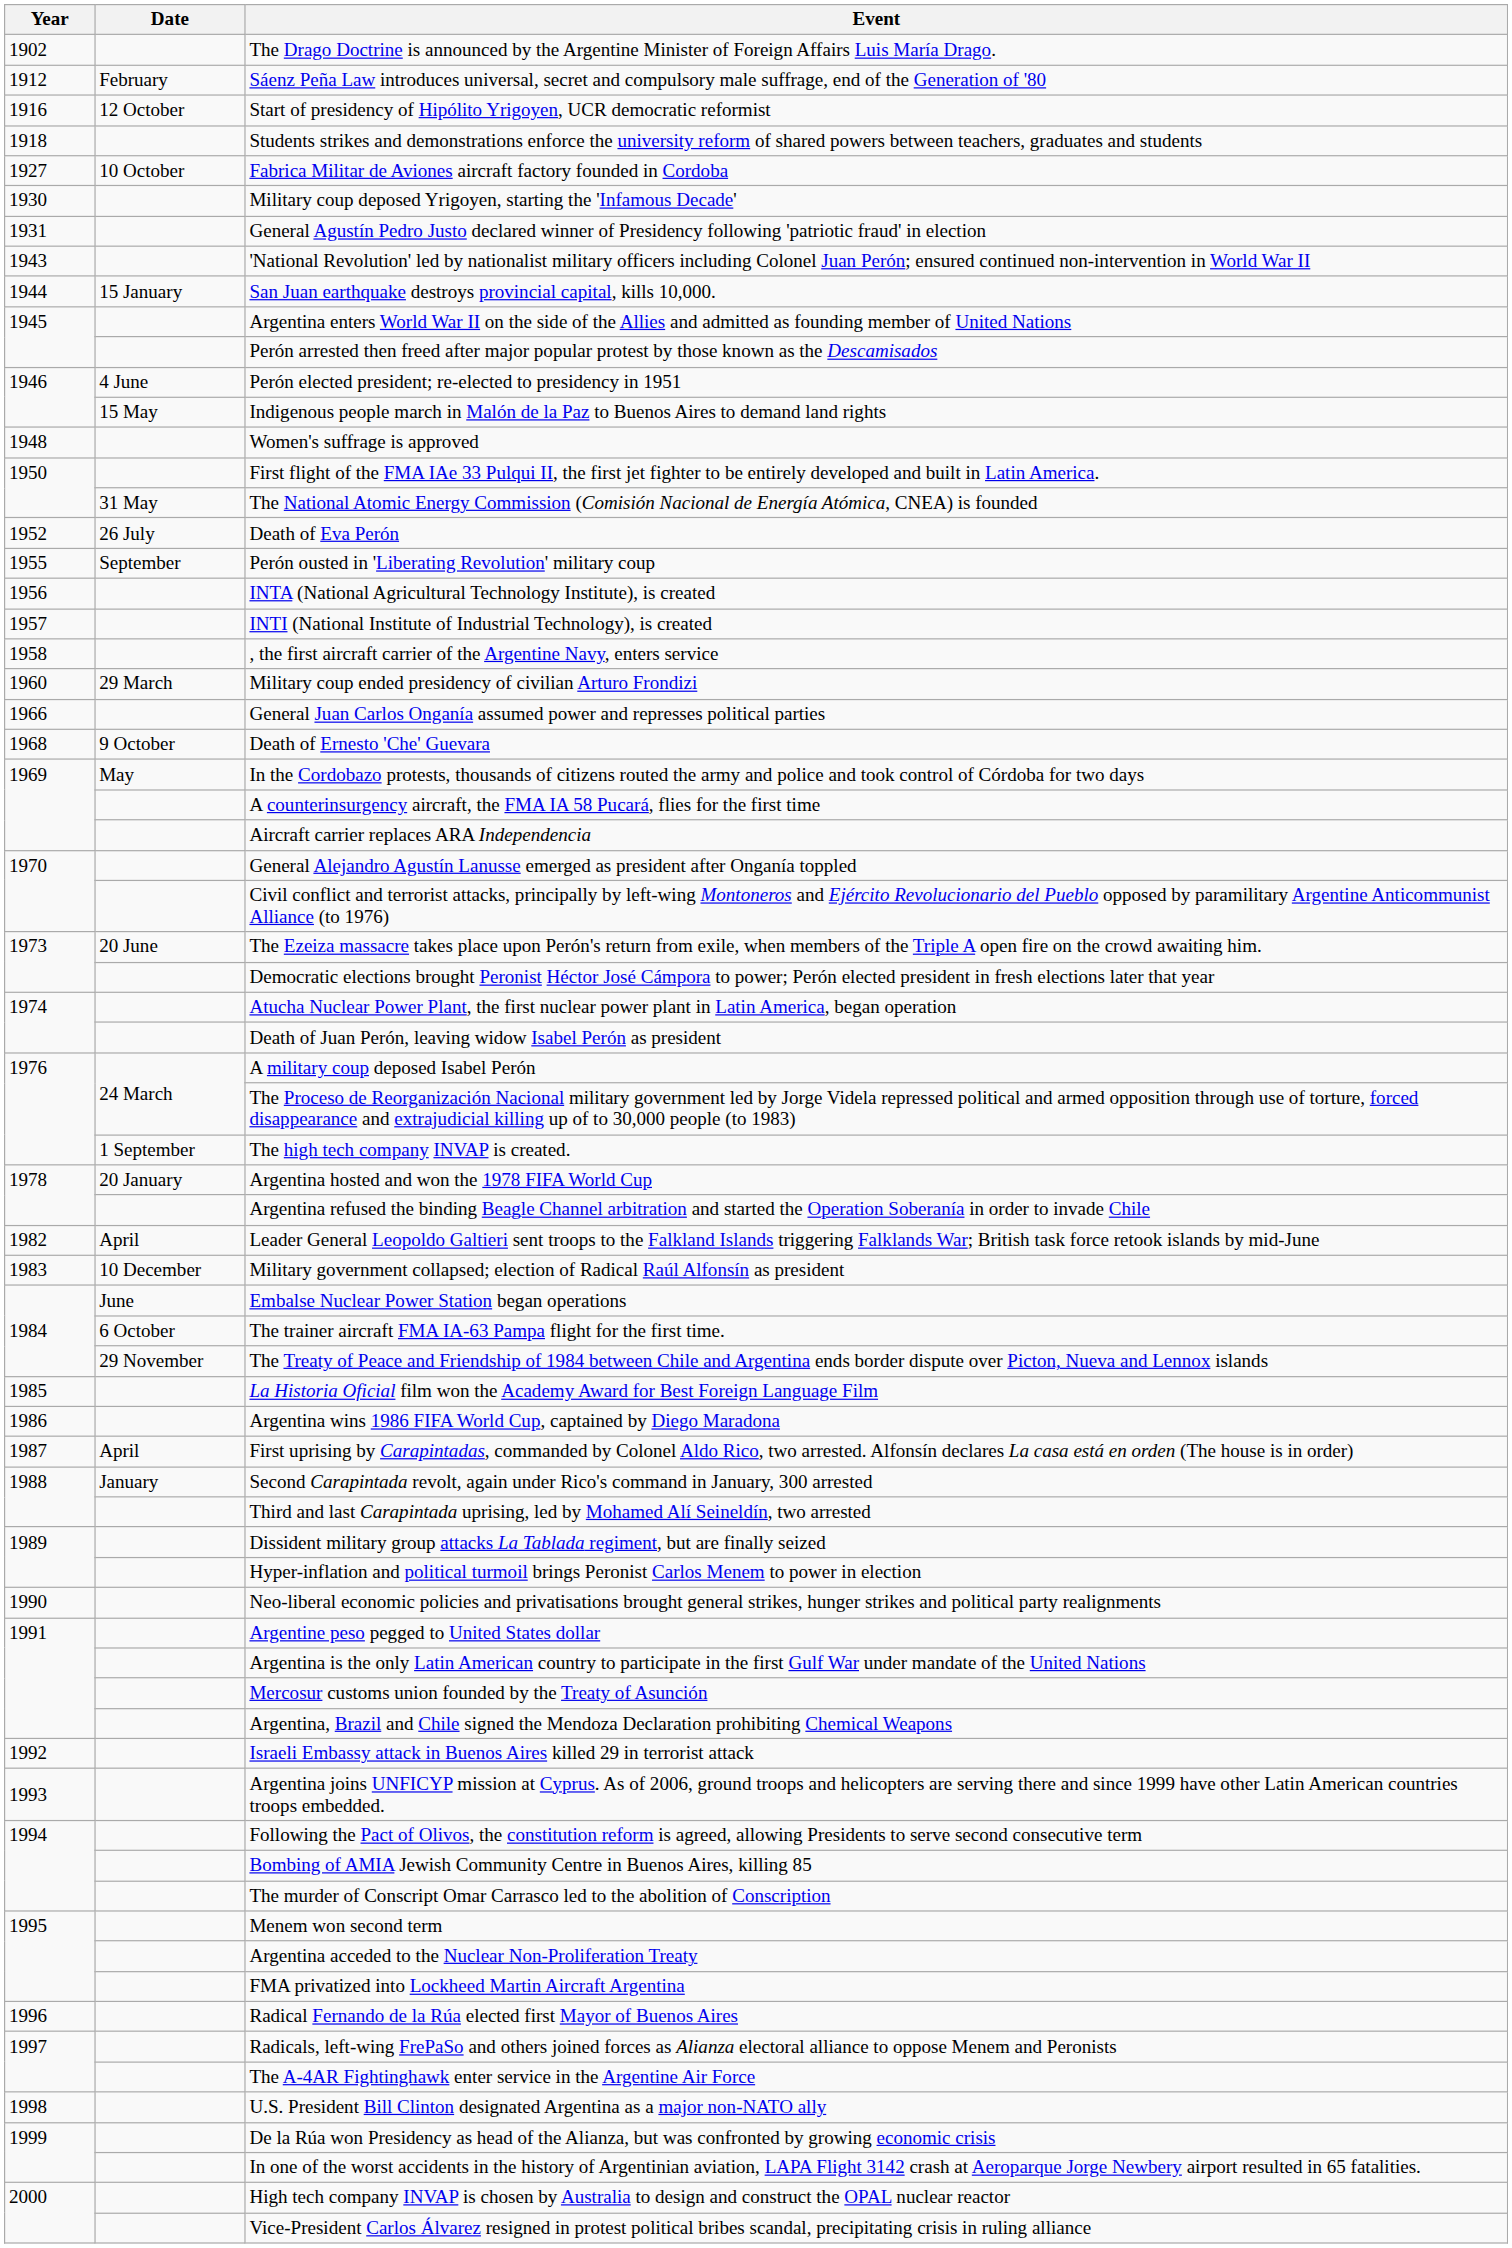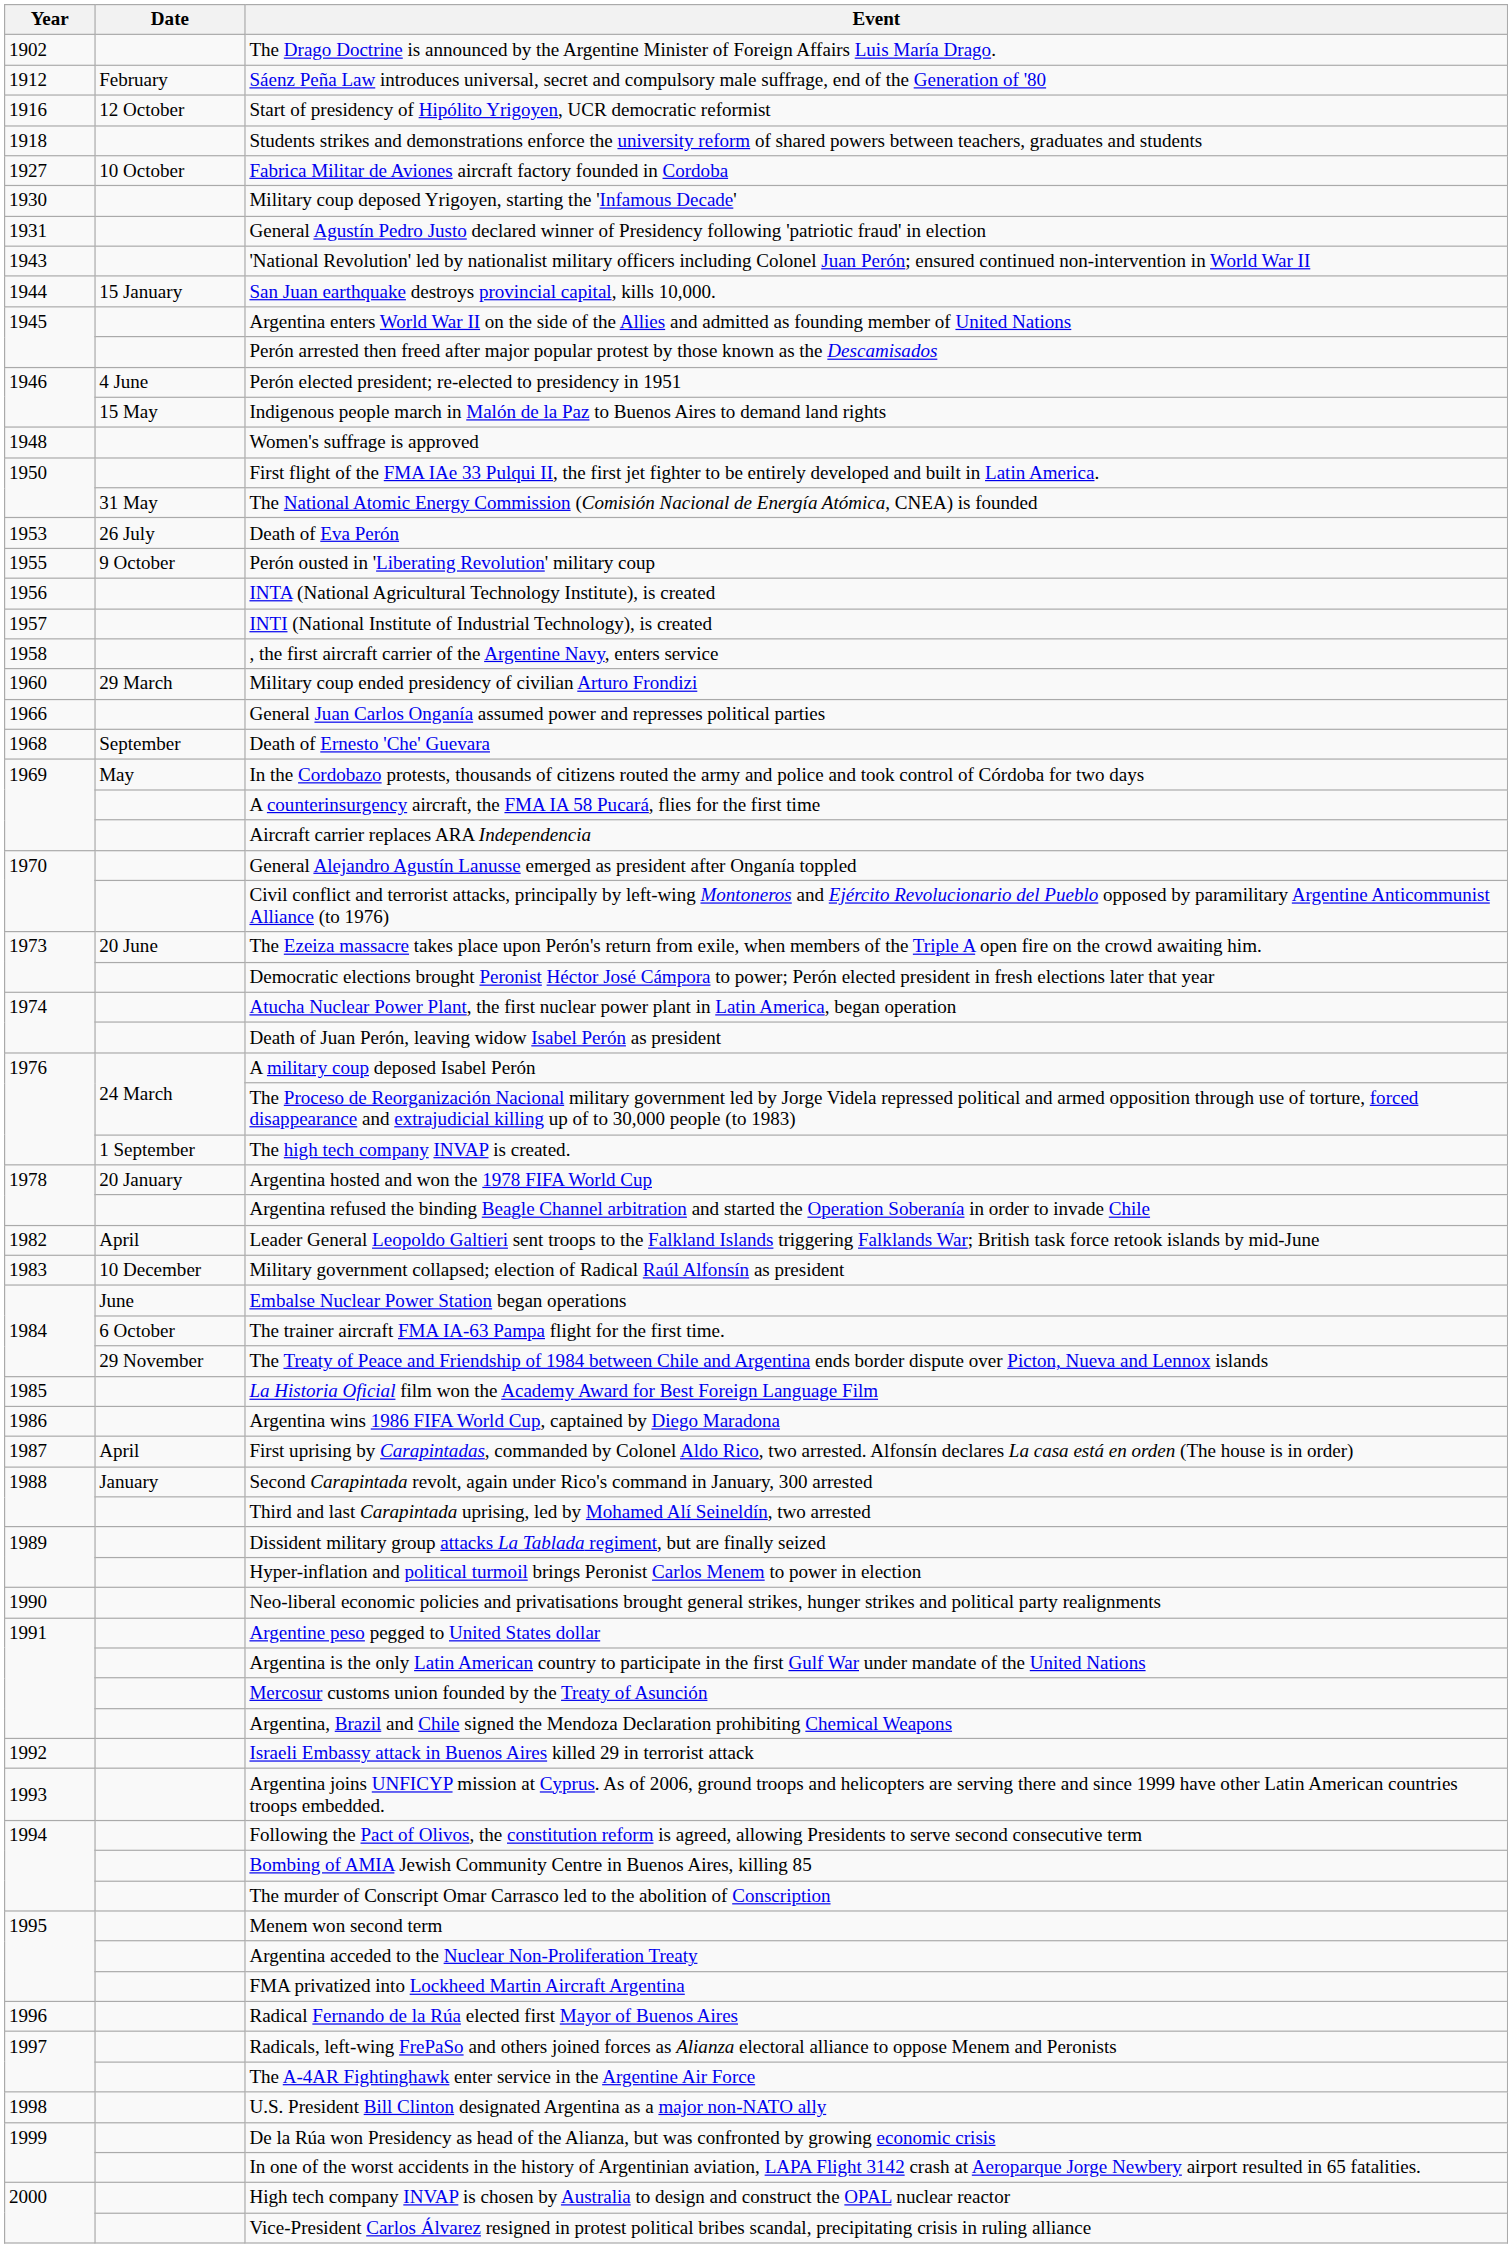(28, 532) 1952 -> (28, 532) 1953
(140, 563) September -> (137, 563) 9 October
(137, 744) 9 October -> (140, 744) September
